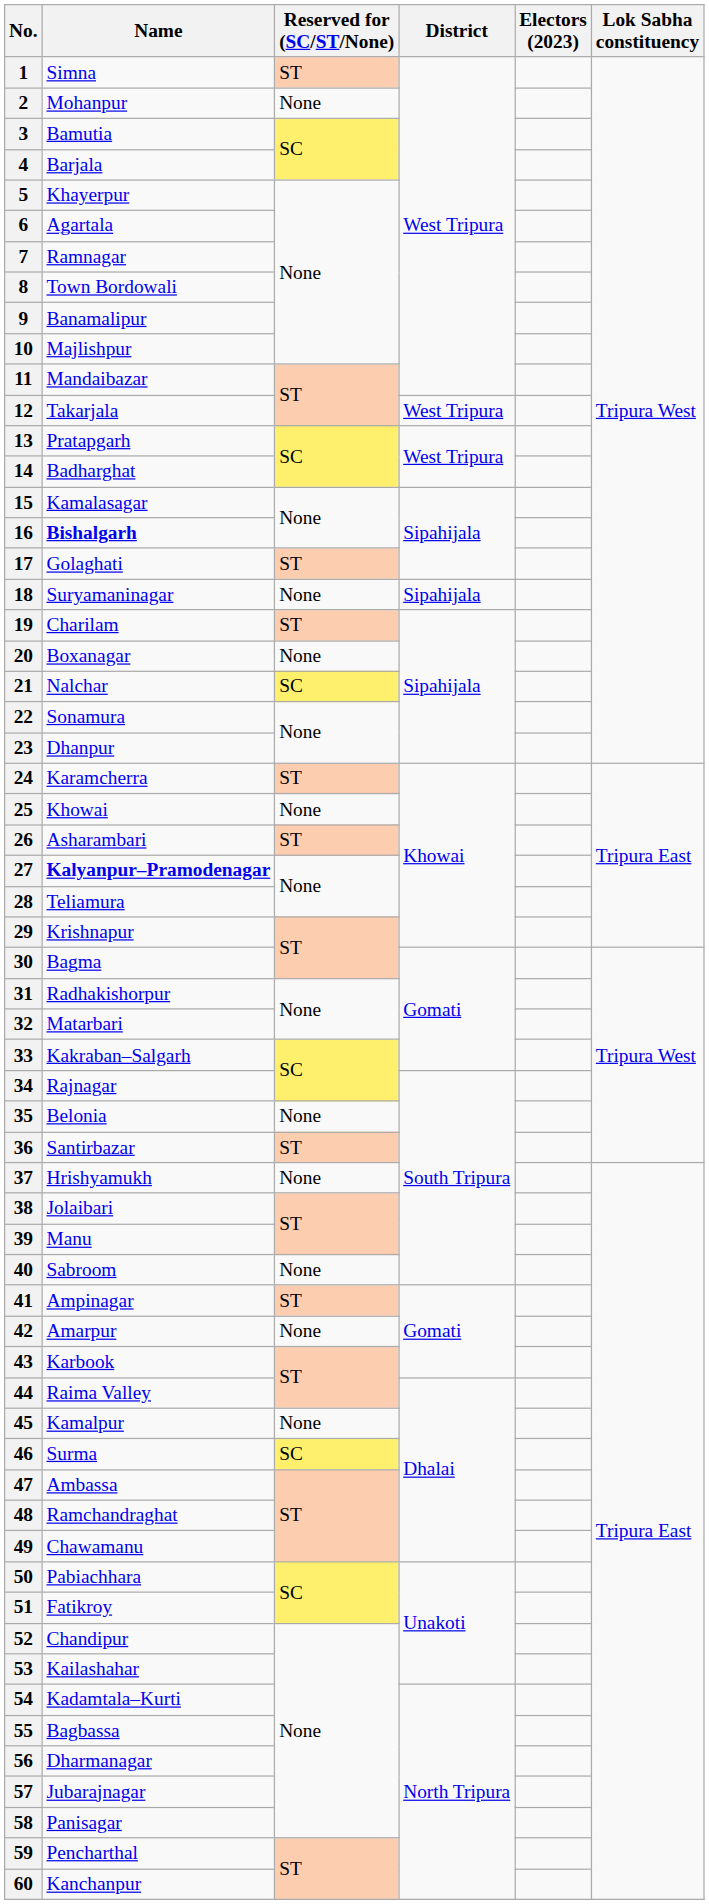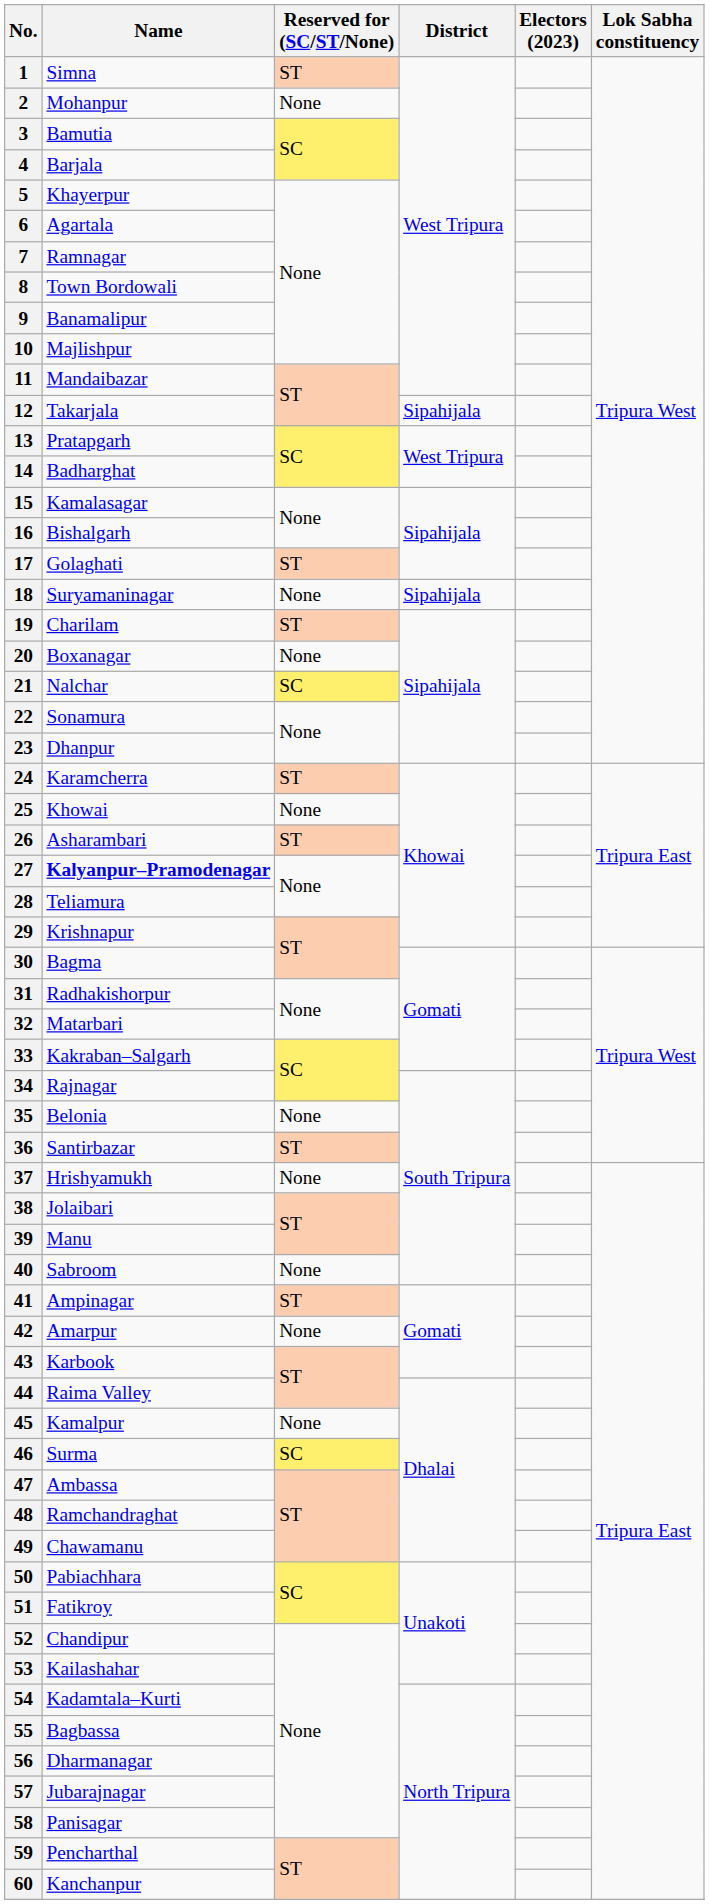(453, 410) West Tripura -> (442, 410) Sipahijala
(92, 532) bold -> (88, 532) normal
